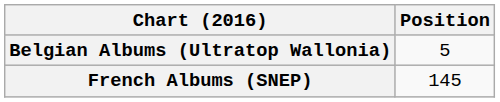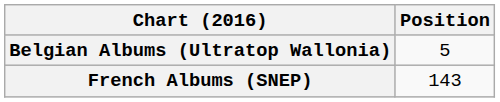(445, 81) 145 -> (445, 81) 143
